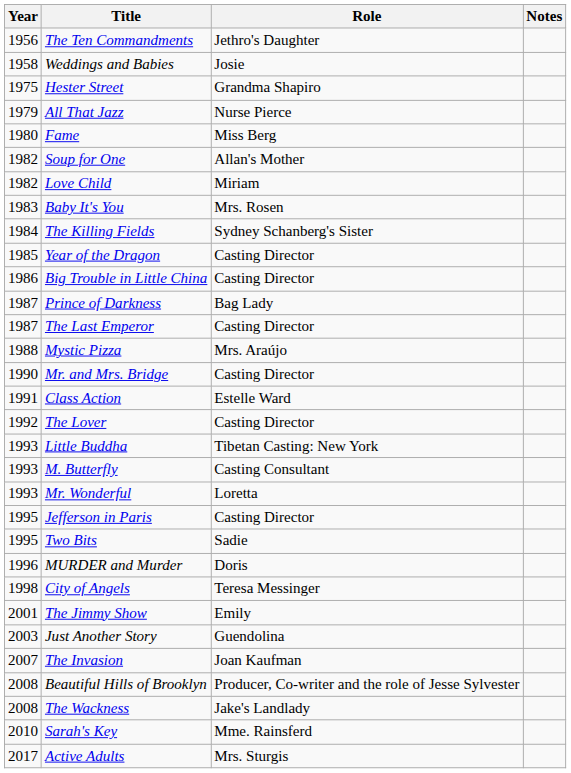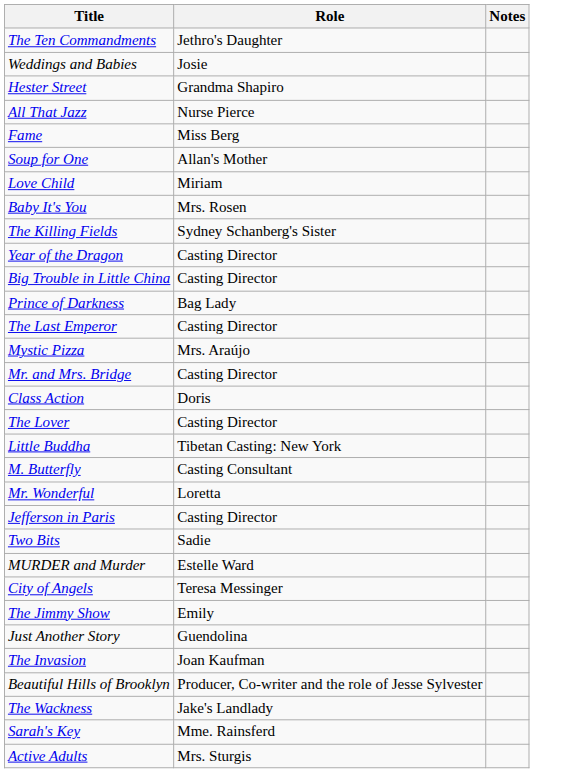- column: (23, 16)
(253, 398) Estelle Ward -> (194, 398) Doris
(231, 565) Doris -> (216, 565) Estelle Ward
